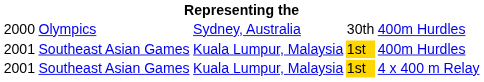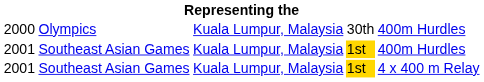(247, 29) Sydney, Australia -> (268, 29) Kuala Lumpur, Malaysia
